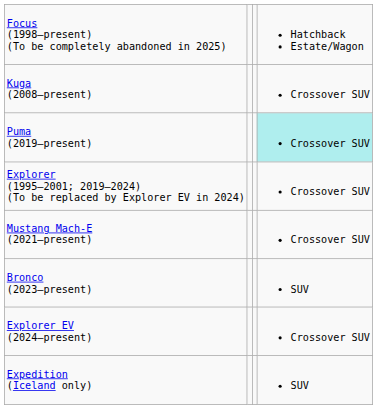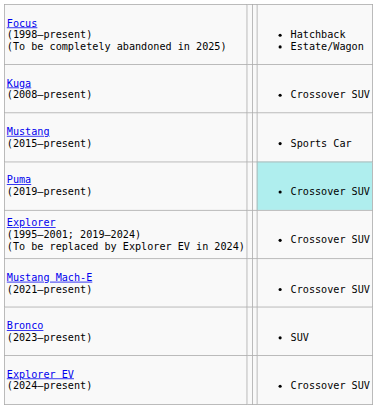+ row: (50, 137)
- row: (50, 380)
